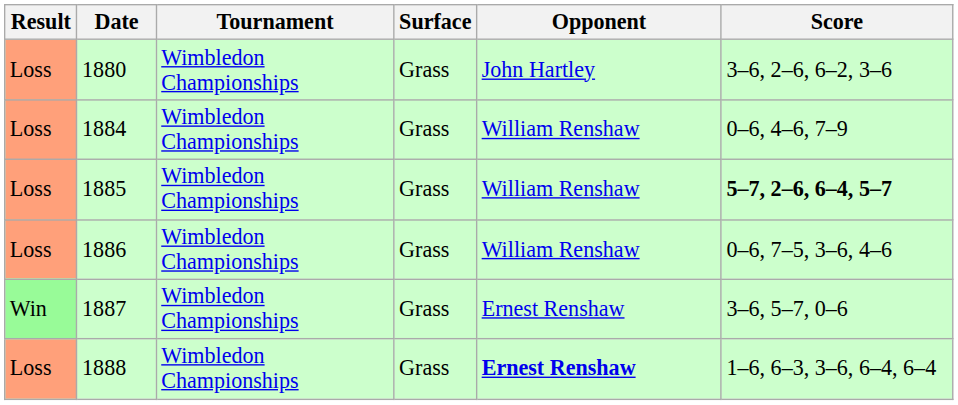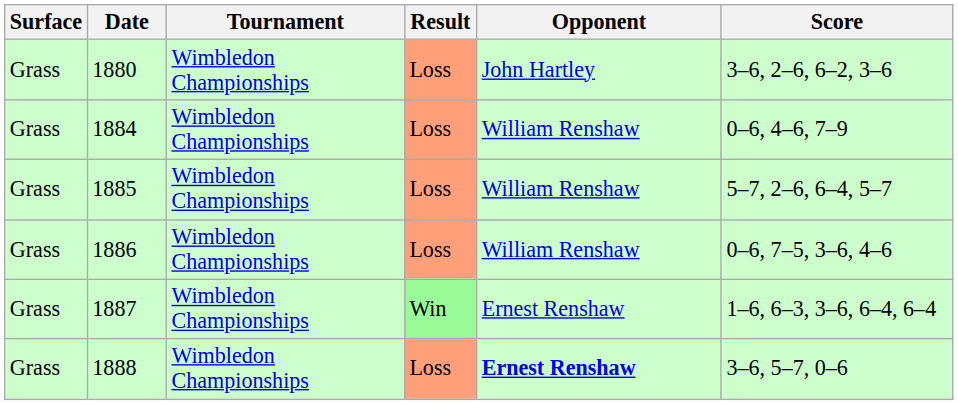columns swapped: (41, 22) <-> (435, 22)
(809, 189) bold -> (809, 189) normal
(787, 308) 3–6, 5–7, 0–6 -> (831, 308) 1–6, 6–3, 3–6, 6–4, 6–4
(831, 368) 1–6, 6–3, 3–6, 6–4, 6–4 -> (787, 368) 3–6, 5–7, 0–6
